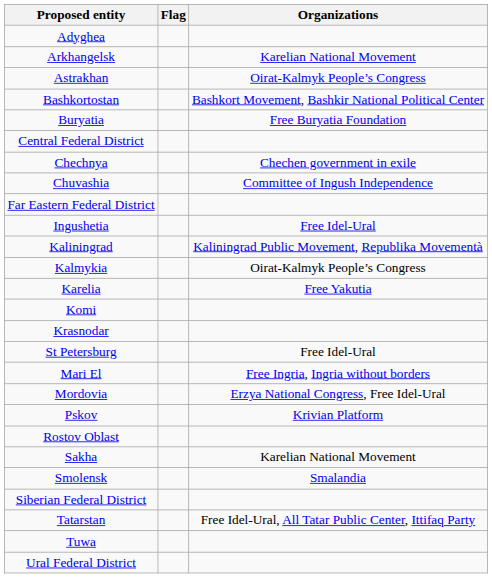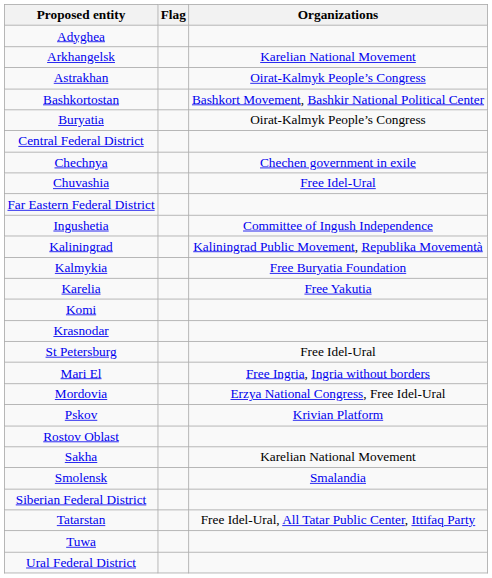(338, 120) Free Buryatia Foundation -> (338, 120) Oirat-Kalmyk People’s Congress
(338, 183) Committee of Ingush Independence -> (338, 183) Free Idel-Ural
(338, 225) Free Idel-Ural -> (338, 225) Committee of Ingush Independence
(338, 267) Oirat-Kalmyk People’s Congress -> (338, 267) Free Buryatia Foundation
